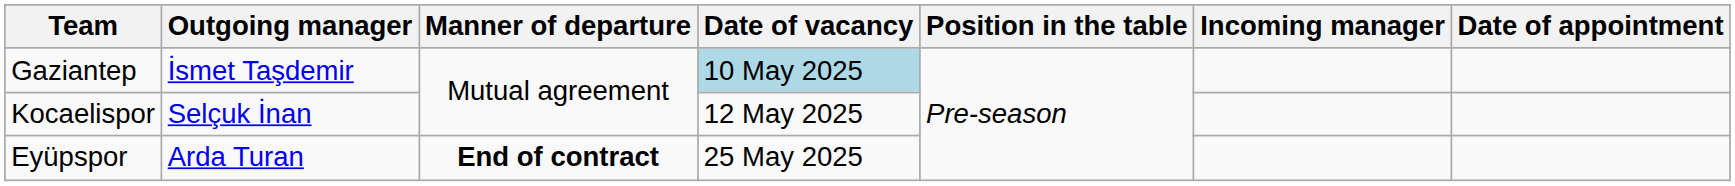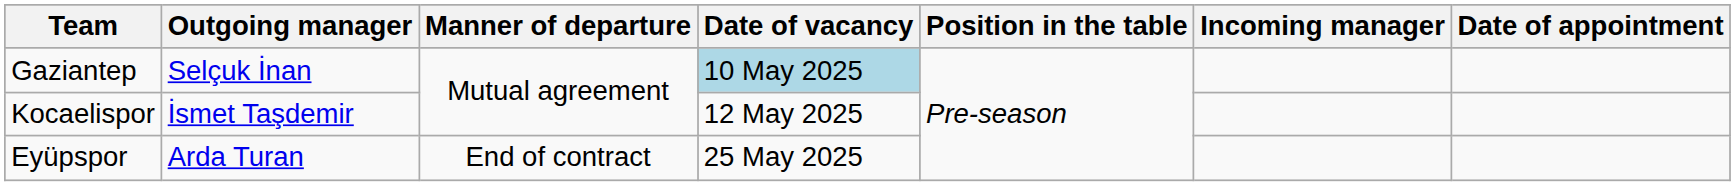(261, 69) İsmet Taşdemir -> (240, 69) Selçuk İnan
(240, 113) Selçuk İnan -> (261, 113) İsmet Taşdemir
(558, 157) bold -> (558, 157) normal
